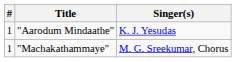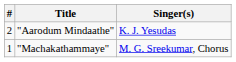(9, 31) 1 -> (9, 31) 2
